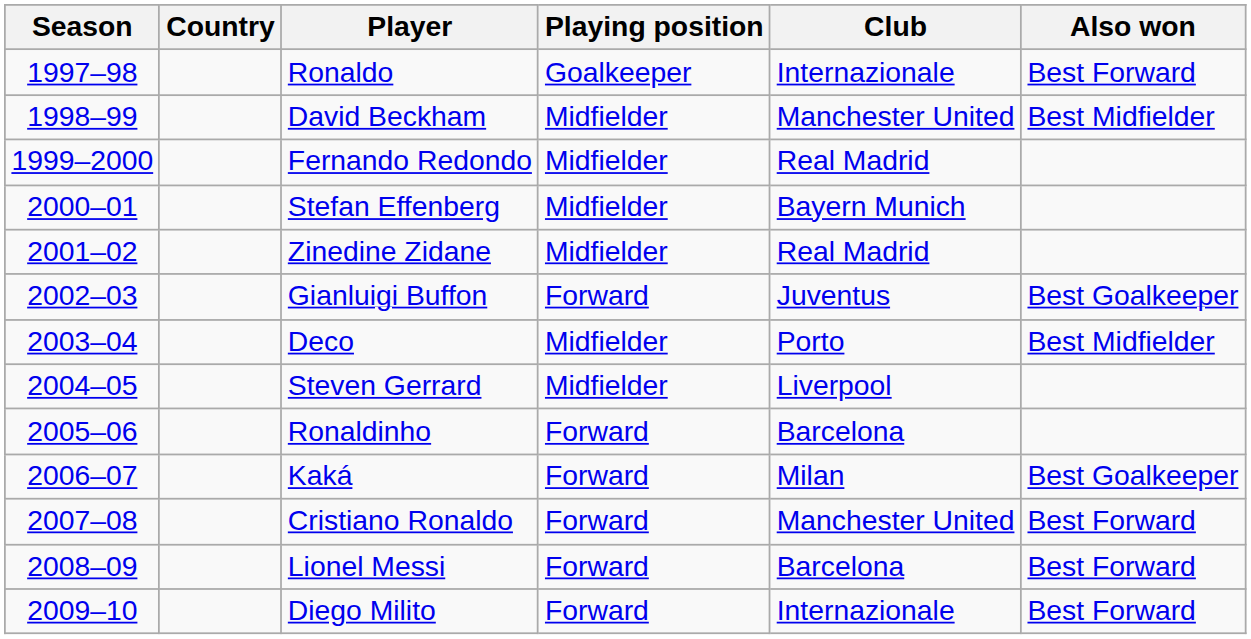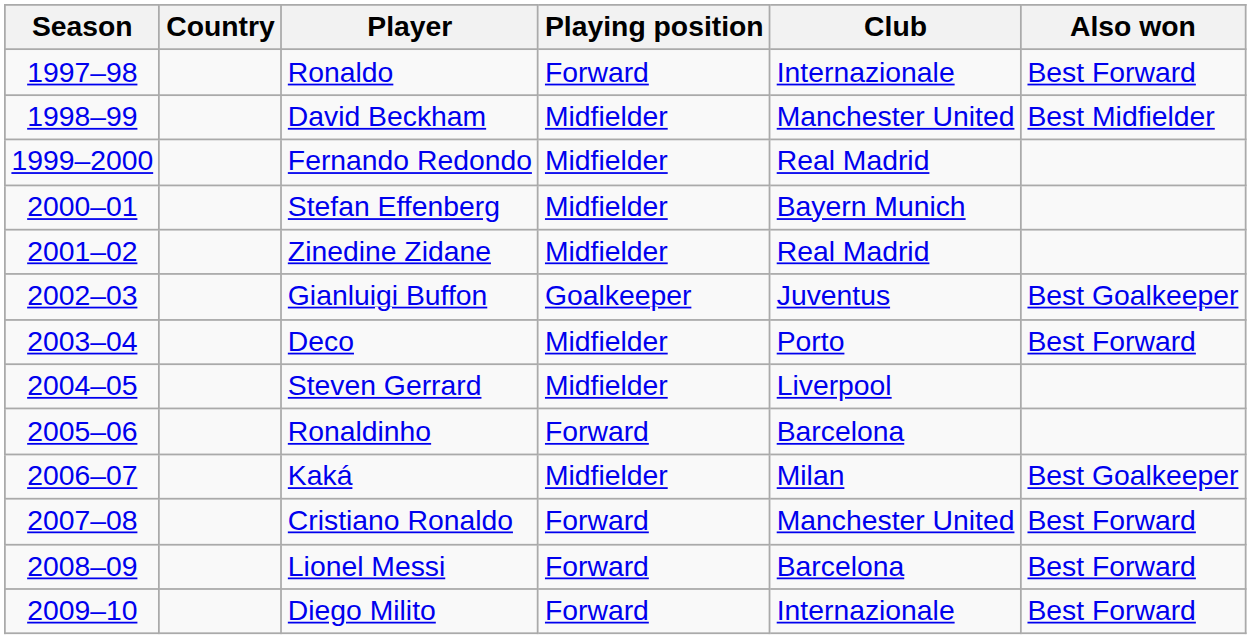(618, 71) Goalkeeper -> (597, 71) Forward
(597, 296) Forward -> (618, 296) Goalkeeper
(1121, 341) Best Midfielder -> (1112, 341) Best Forward
(597, 476) Forward -> (606, 476) Midfielder
